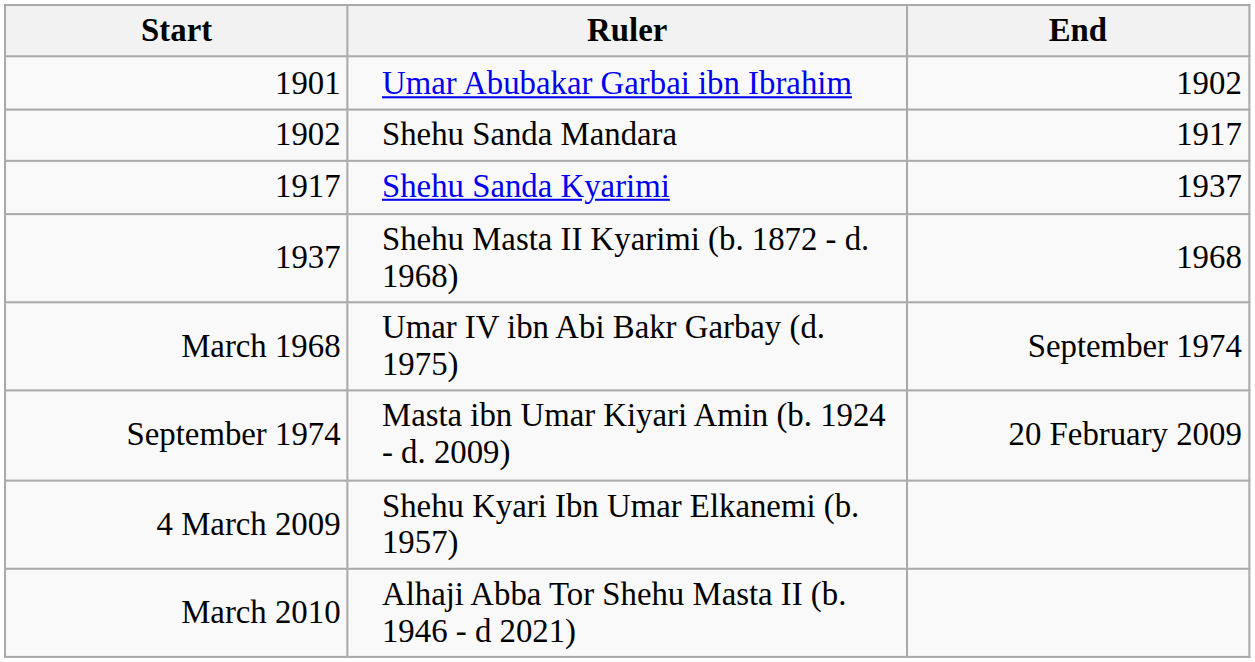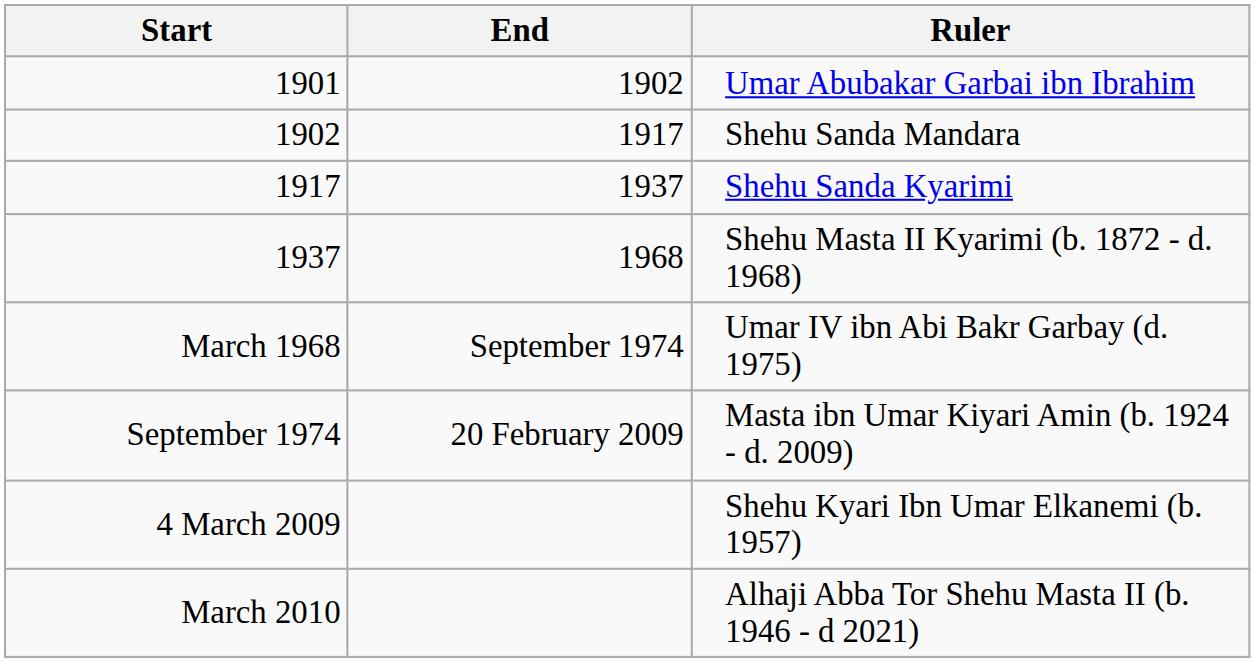columns swapped: (1078, 30) <-> (627, 30)
